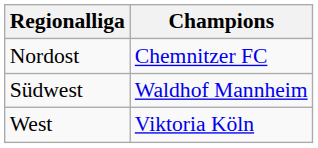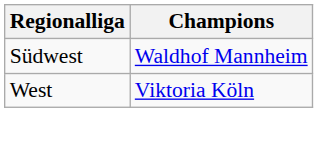- row: (44, 55)
